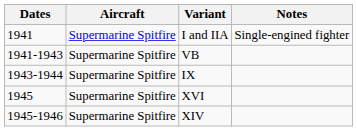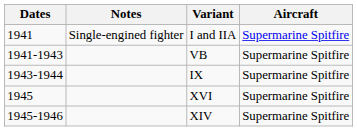columns swapped: (122, 14) <-> (292, 14)
